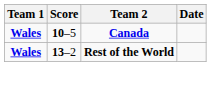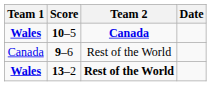+ row: (64, 52)
